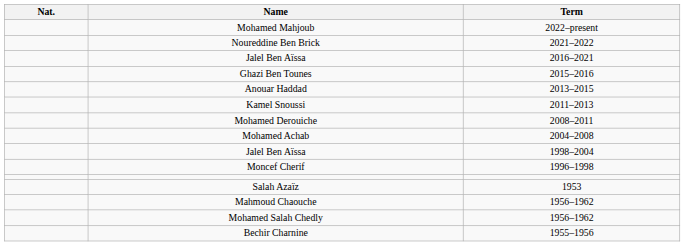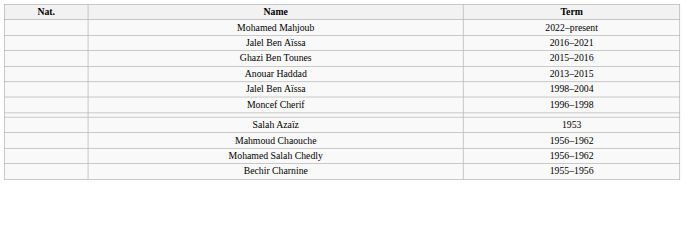- row: (276, 43)
- row: (276, 105)
- row: (276, 120)
- row: (276, 136)
